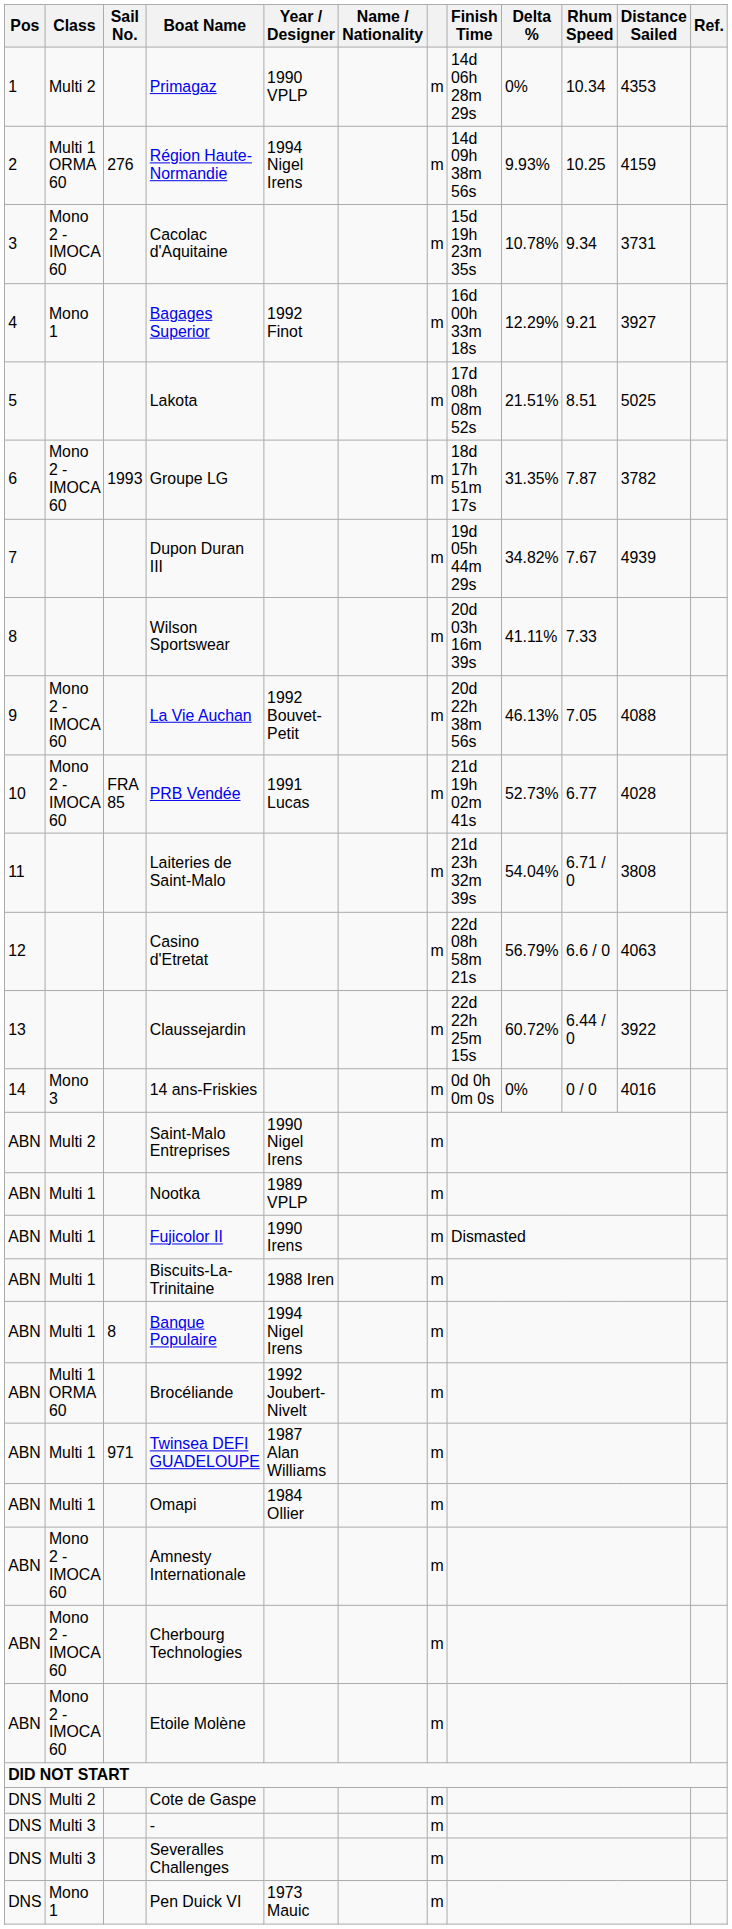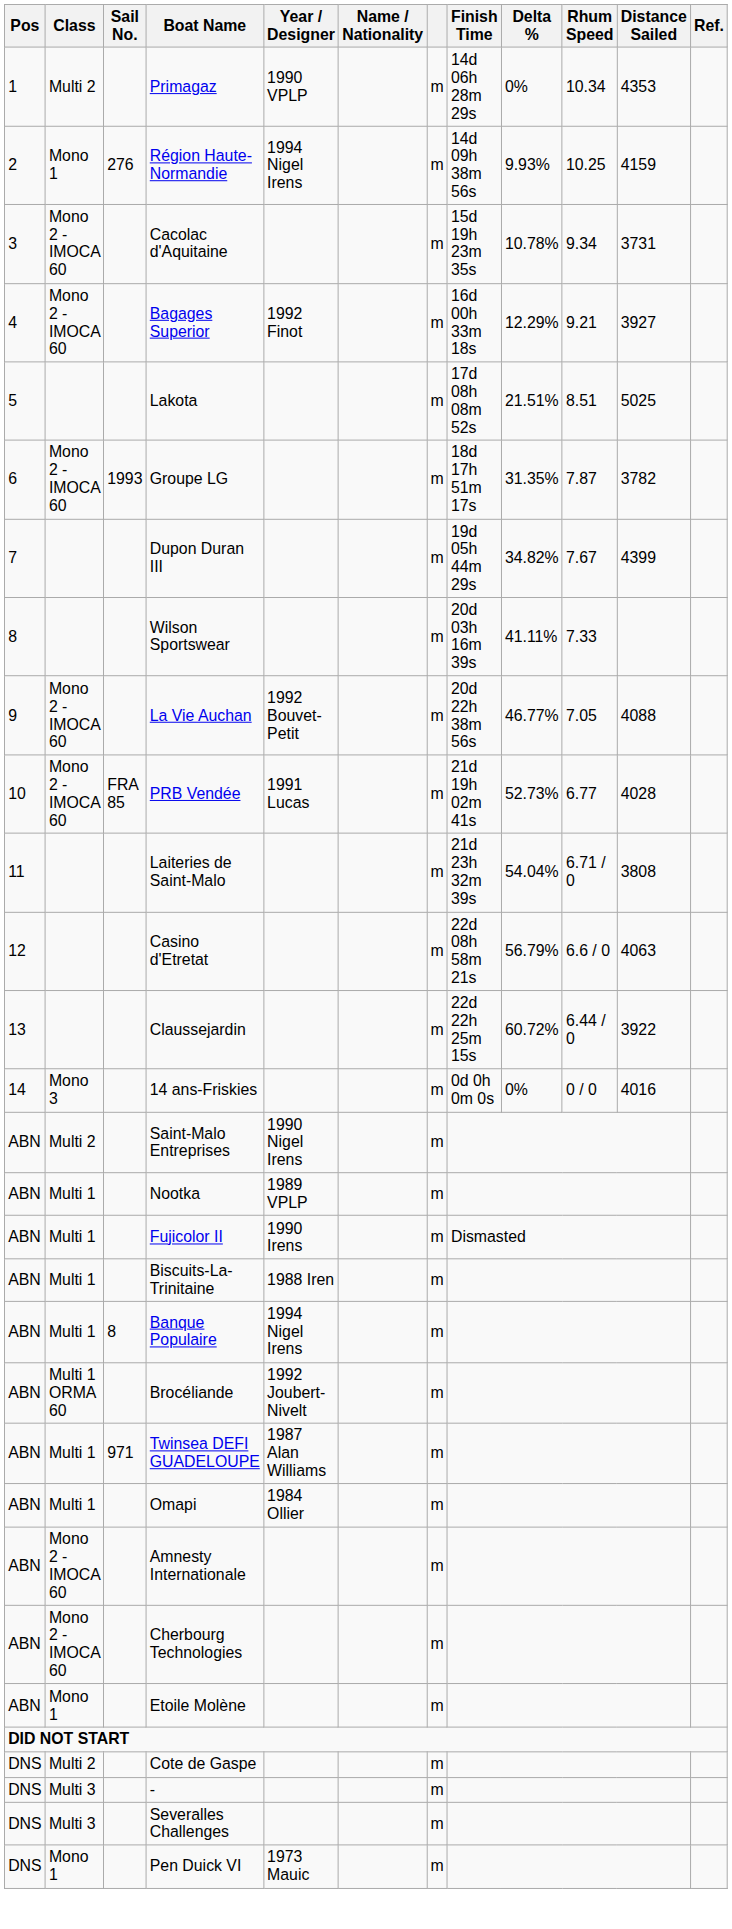(73, 165) Multi 1 ORMA 60 -> (69, 165) Mono 1
(69, 322) Mono 1 -> (75, 322) Mono 2 - IMOCA 60
(638, 558) 4939 -> (638, 558) 4399
(532, 715) 46.13% -> (532, 715) 46.77%
(75, 1723) Mono 2 - IMOCA 60 -> (69, 1705) Mono 1
